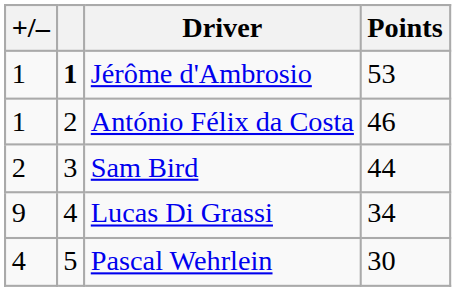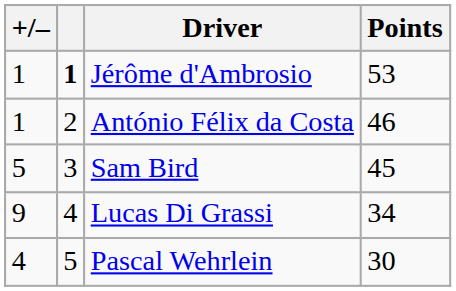(19, 167) 2 -> (19, 167) 5
(381, 167) 44 -> (381, 167) 45
